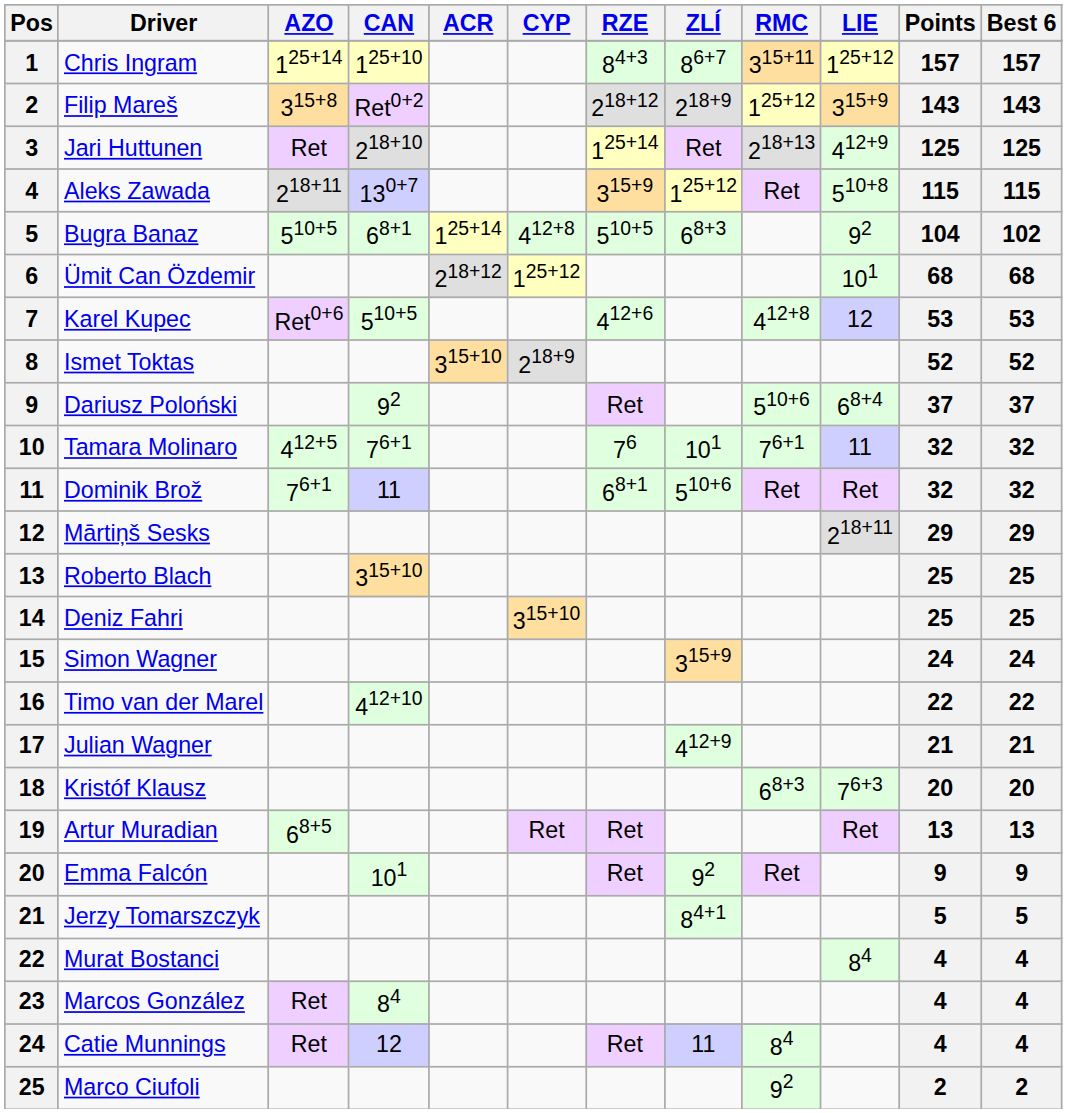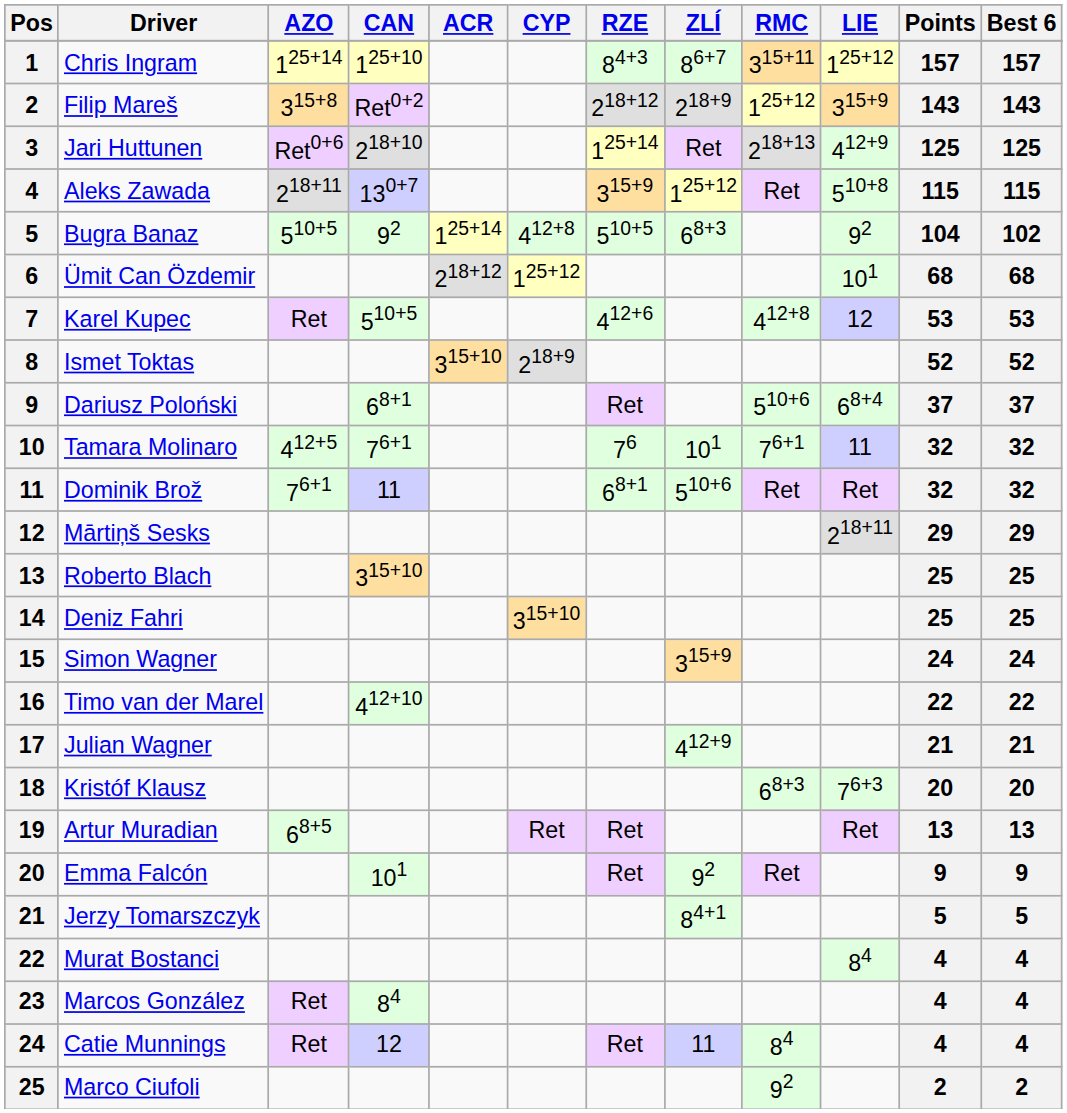(309, 148) Ret -> (309, 148) Ret0+6
(389, 233) 68+1 -> (389, 233) 92
(309, 319) Ret0+6 -> (309, 319) Ret
(389, 404) 92 -> (389, 404) 68+1
